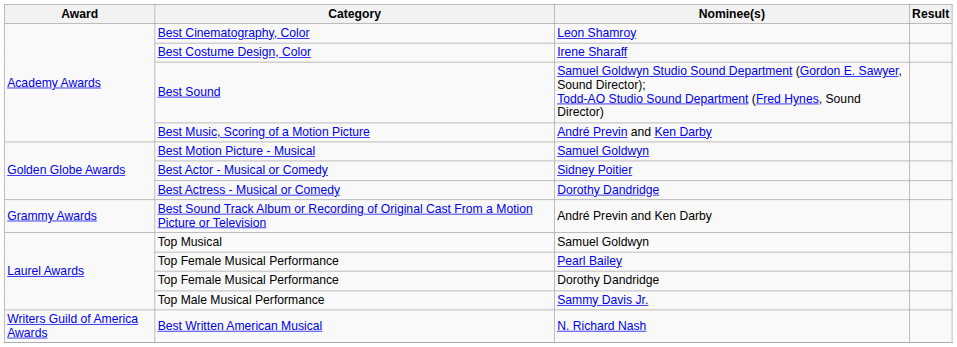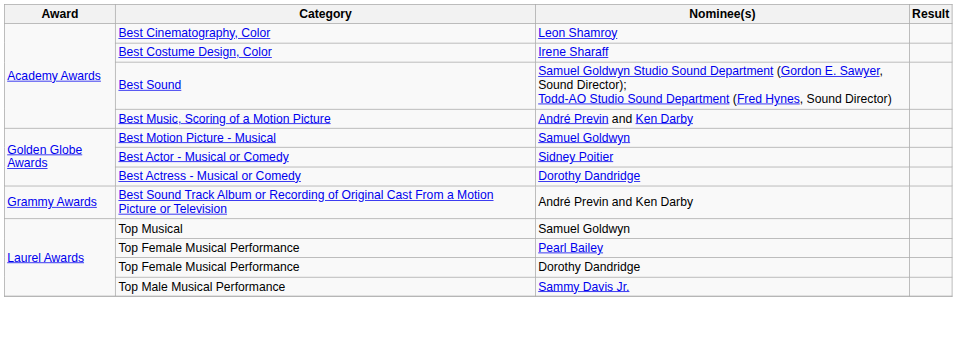- row: (240, 326)
